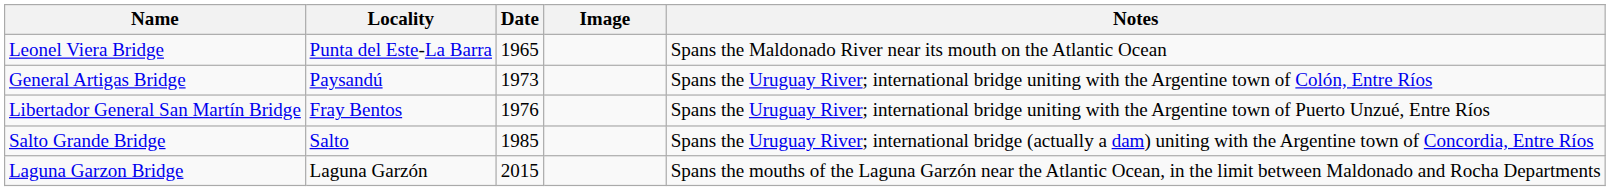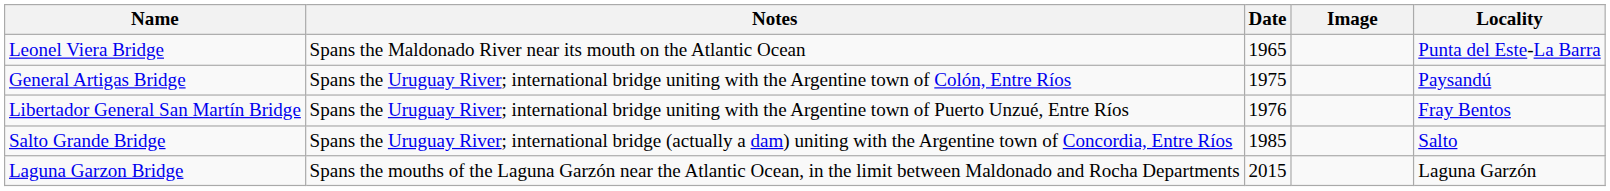columns swapped: (401, 19) <-> (1136, 19)
(520, 79) 1973 -> (1267, 79) 1975
